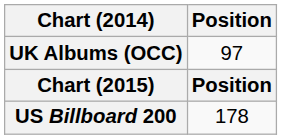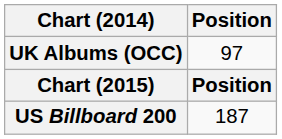(232, 117) 178 -> (232, 117) 187
